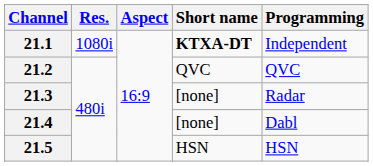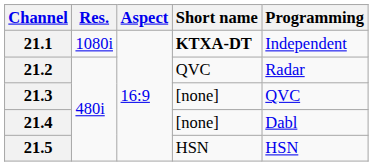(283, 69) QVC -> (285, 69) Radar
(285, 95) Radar -> (283, 95) QVC
